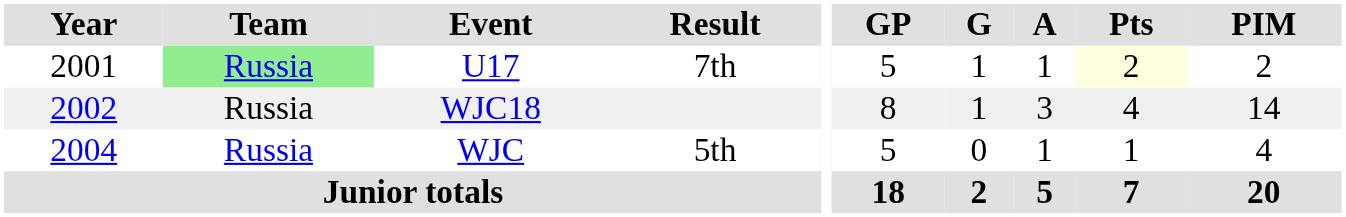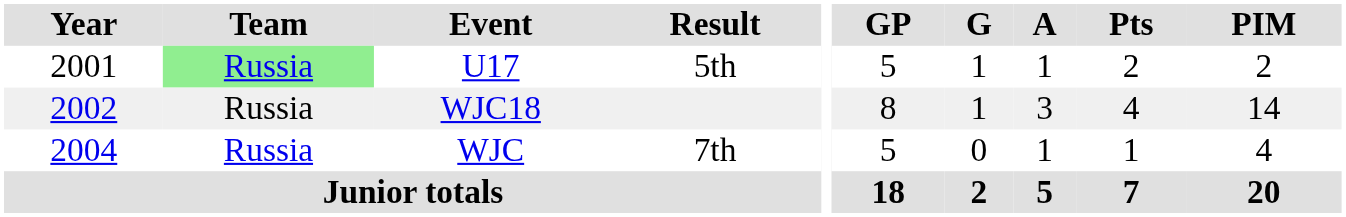(715, 66) 7th -> (715, 66) 5th
(1131, 66) lightyellow background -> (1131, 66) no background
(715, 149) 5th -> (715, 149) 7th
